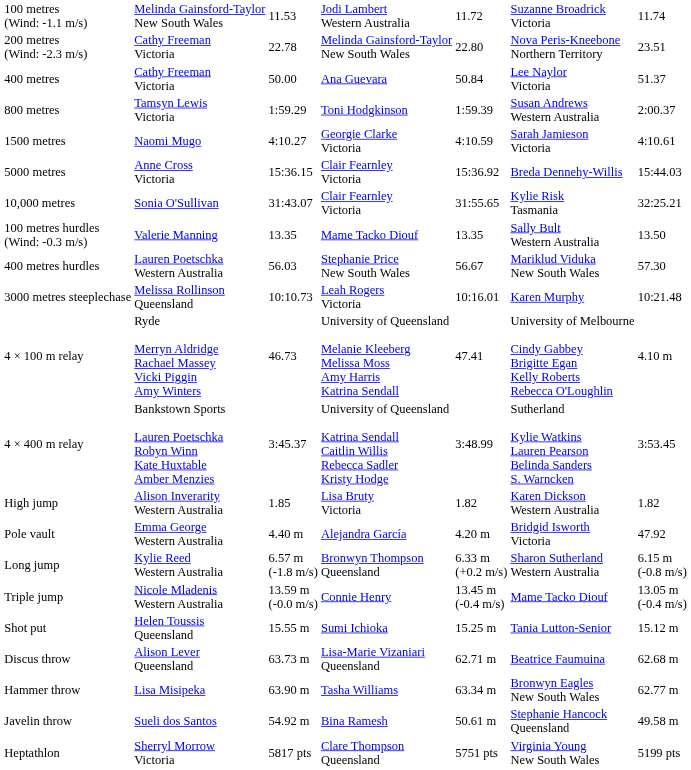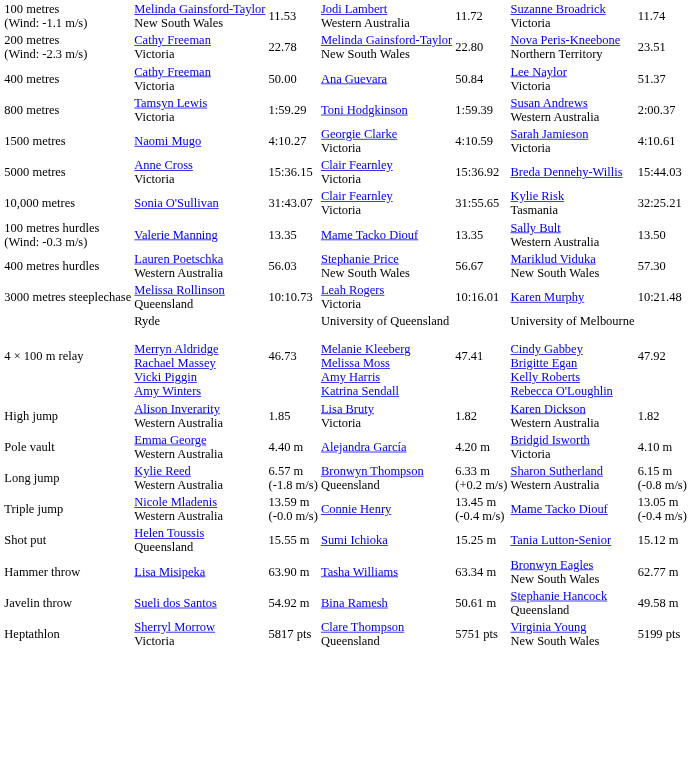(655, 356) 4.10 m -> (652, 356) 47.92
- row: (44, 443)
(652, 534) 47.92 -> (655, 447) 4.10 m
- row: (37, 659)
